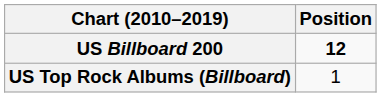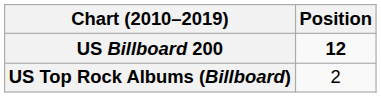(336, 77) 1 -> (336, 77) 2
